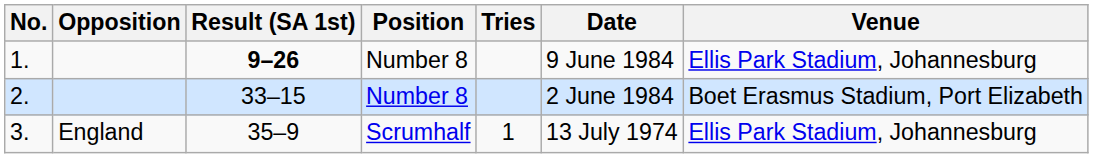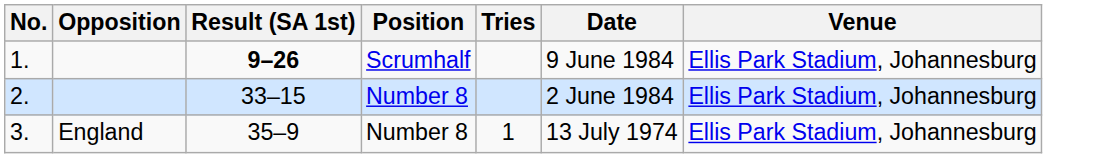(417, 59) Number 8 -> (418, 59) Scrumhalf
(886, 96) Boet Erasmus Stadium, Port Elizabeth -> (862, 96) Ellis Park Stadium, Johannesburg
(418, 133) Scrumhalf -> (417, 133) Number 8
